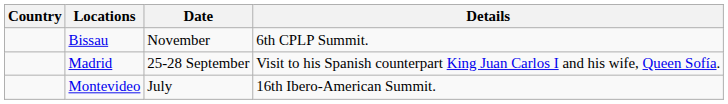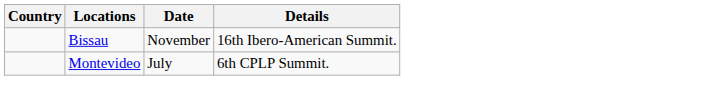(312, 39) 6th CPLP Summit. -> (307, 39) 16th Ibero-American Summit.
- row: (90, 63)
(346, 87) 16th Ibero-American Summit. -> (273, 63) 6th CPLP Summit.
